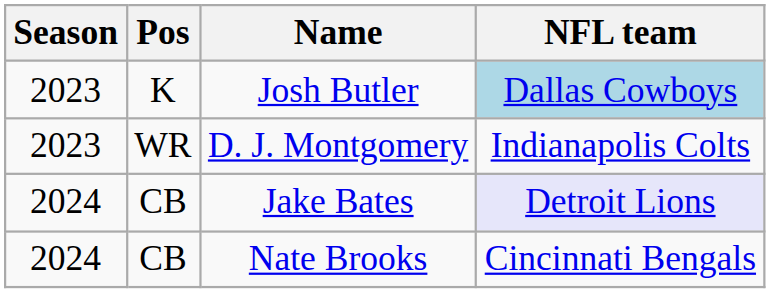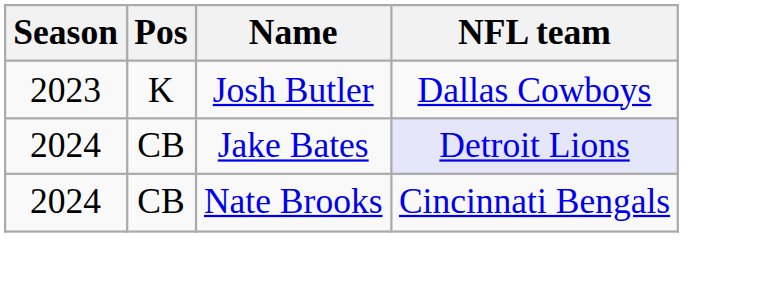(620, 88) lightblue background -> (535, 88) no background
- row: (338, 145)
